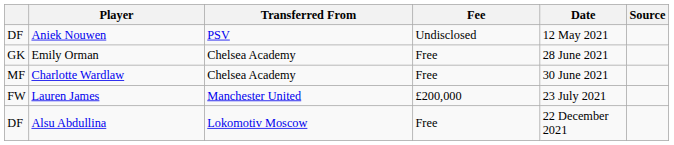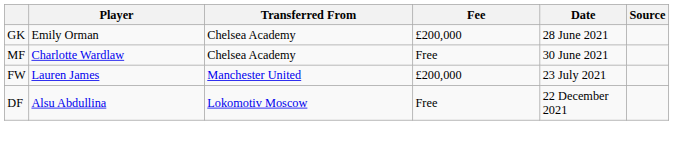- row: (69, 35)
(426, 55) Free -> (439, 35) £200,000
